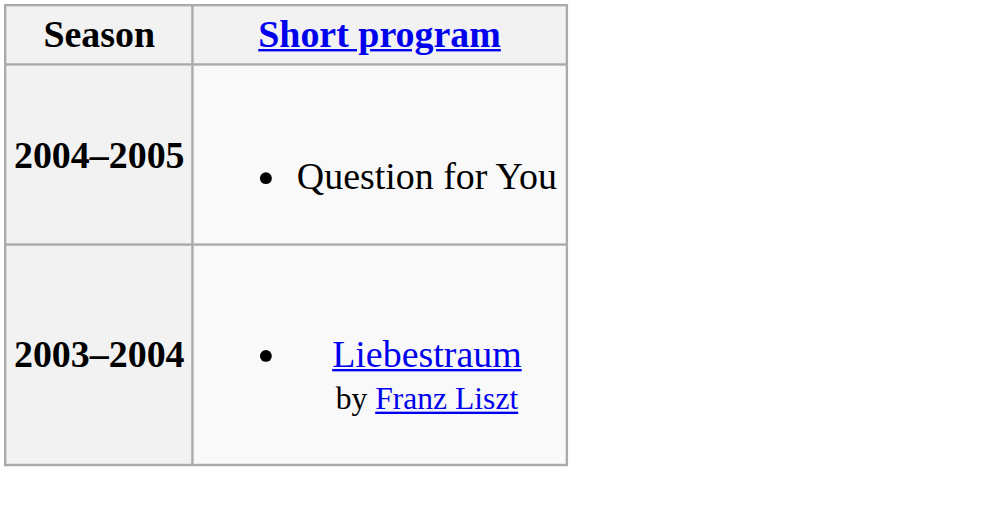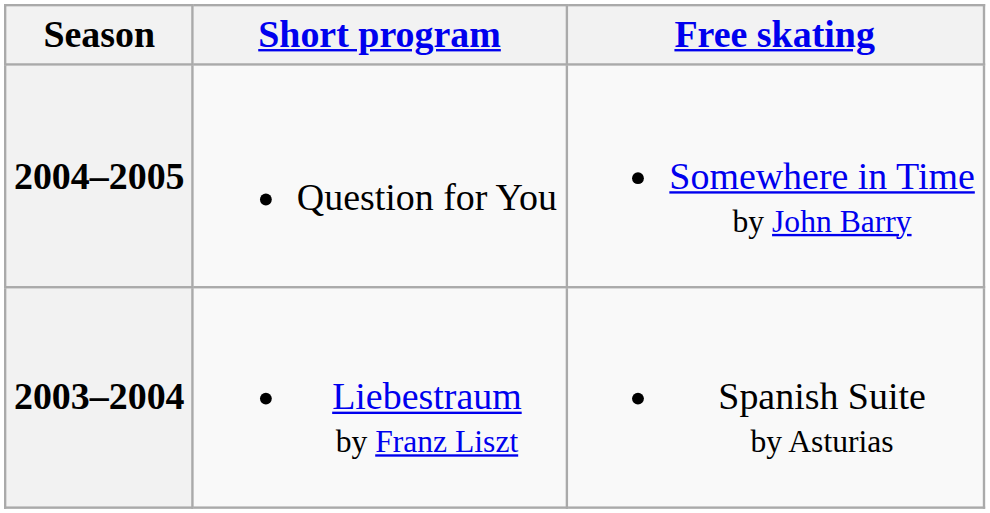+ column: (775, 34)
